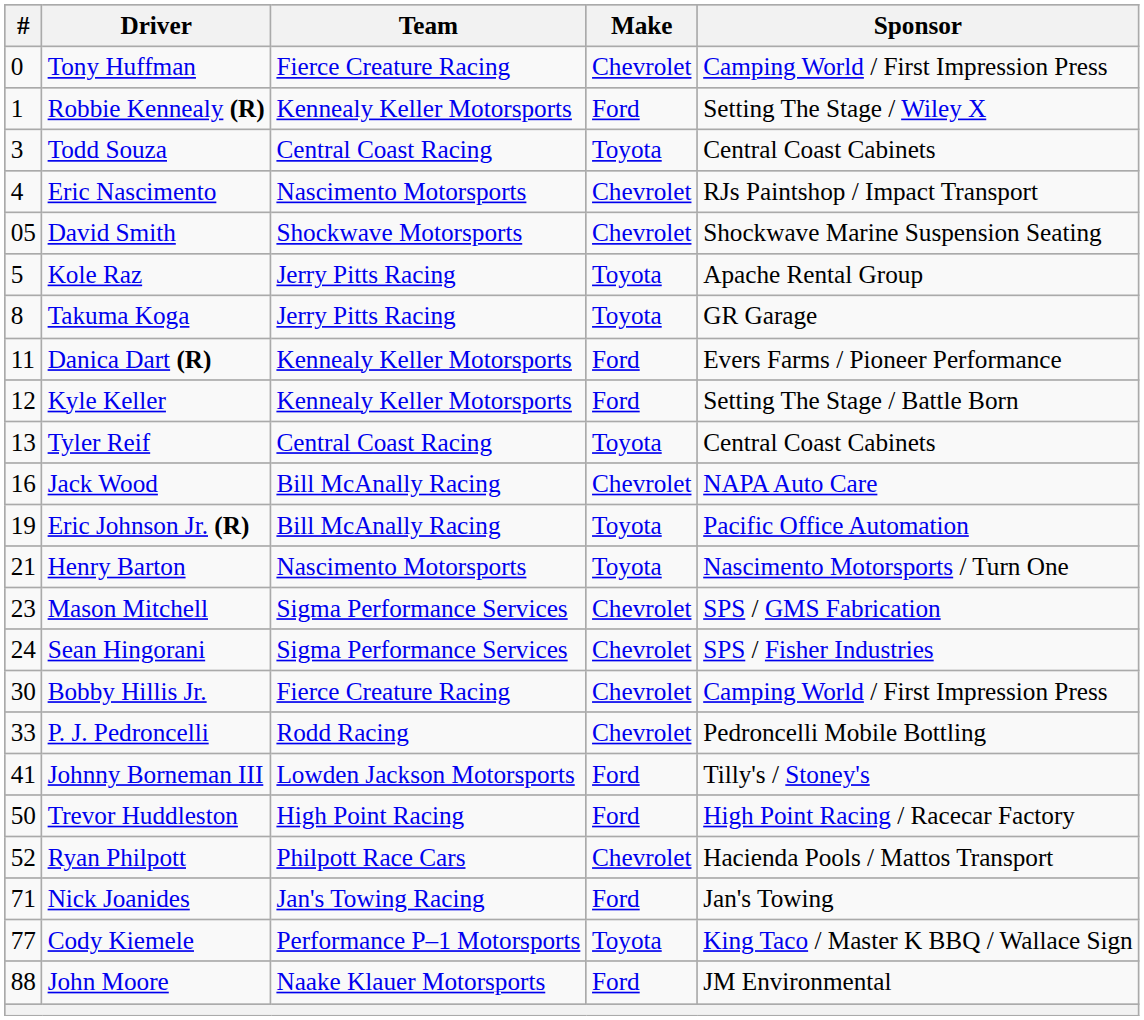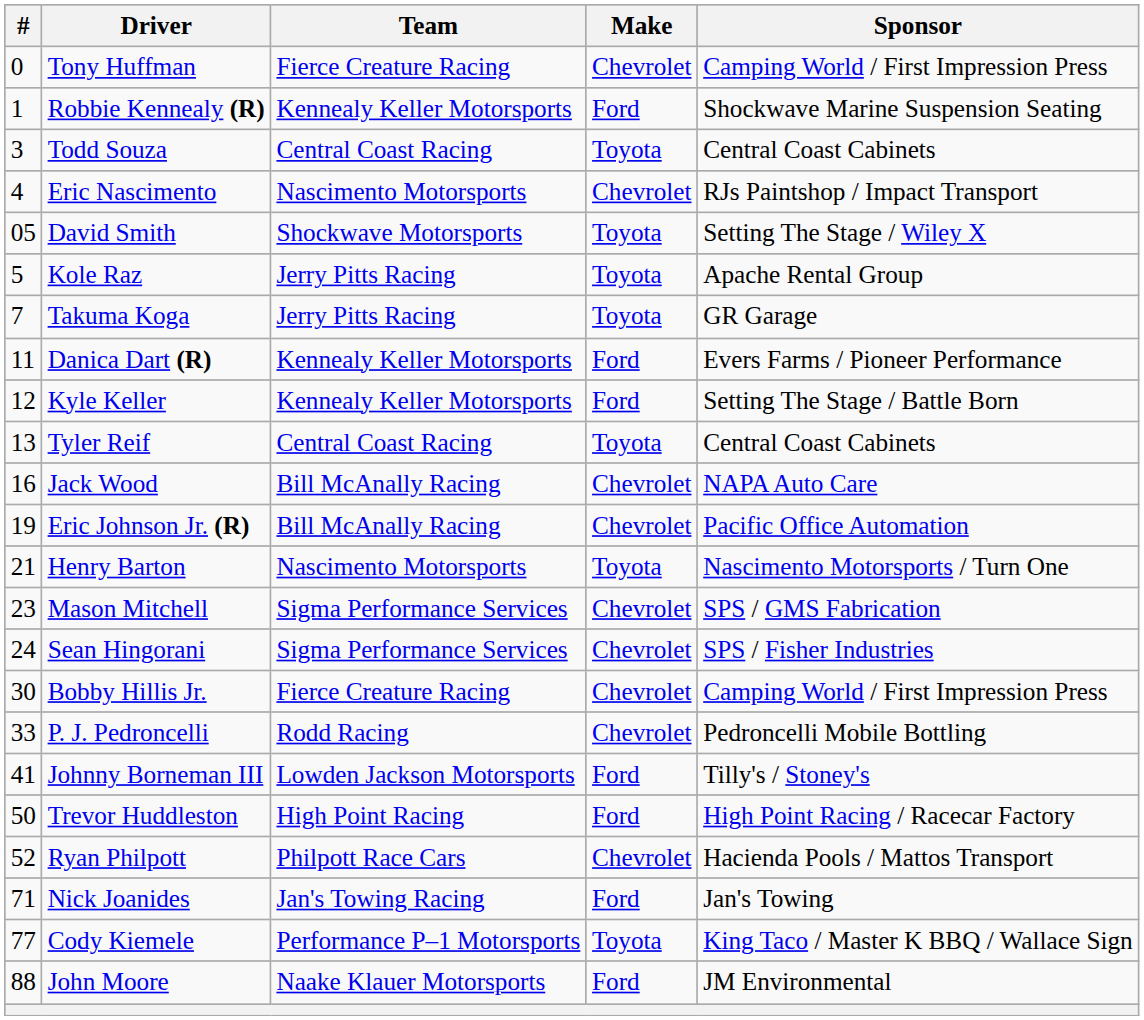(845, 108) Setting The Stage / Wiley X -> (902, 108) Shockwave Marine Suspension Seating
(642, 233) Chevrolet -> (627, 233) Toyota
(902, 233) Shockwave Marine Suspension Seating -> (845, 233) Setting The Stage / Wiley X
(17, 316) 8 -> (17, 316) 7
(627, 524) Toyota -> (642, 524) Chevrolet
